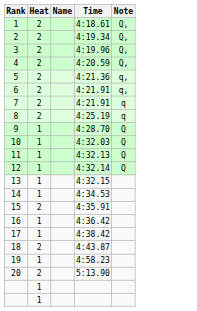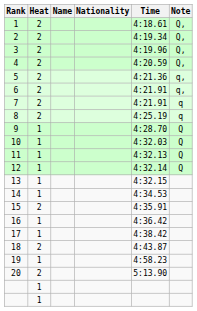+ column: (103, 11)
